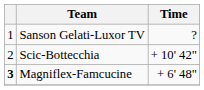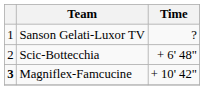(174, 54) + 10' 42" -> (177, 54) + 6' 48"
(177, 74) + 6' 48" -> (174, 74) + 10' 42"
